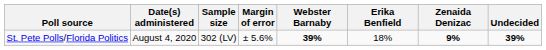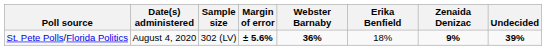(258, 38) normal -> (258, 38) bold
(312, 38) 39% -> (312, 38) 36%
